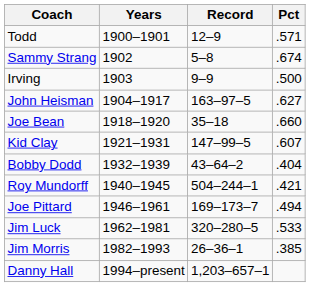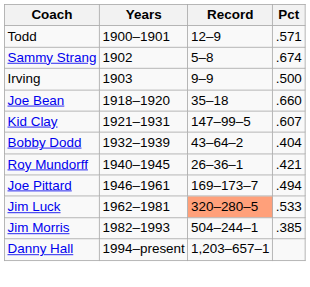- row: (50, 100)
(225, 185) 504–244–1 -> (217, 164) 26–36–1
(225, 228) no background -> (225, 206) lightsalmon background
(217, 249) 26–36–1 -> (225, 228) 504–244–1
